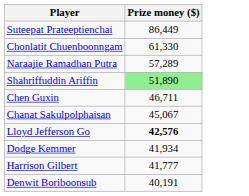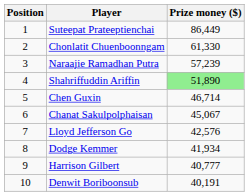+ column: (25, 13)
(164, 64) 57,289 -> (205, 64) 57,239
(164, 98) 46,711 -> (205, 98) 46,714
(164, 132) bold -> (205, 132) normal
(164, 166) 41,777 -> (205, 166) 40,777
